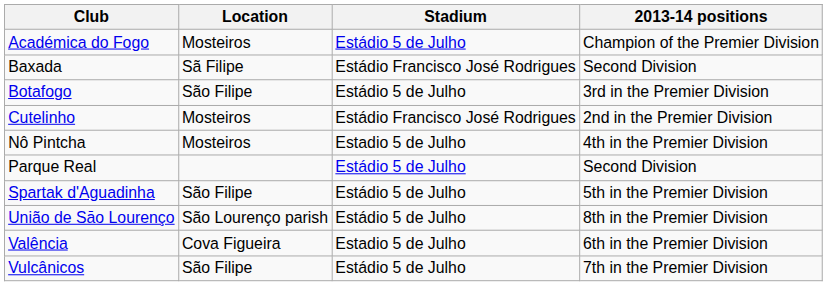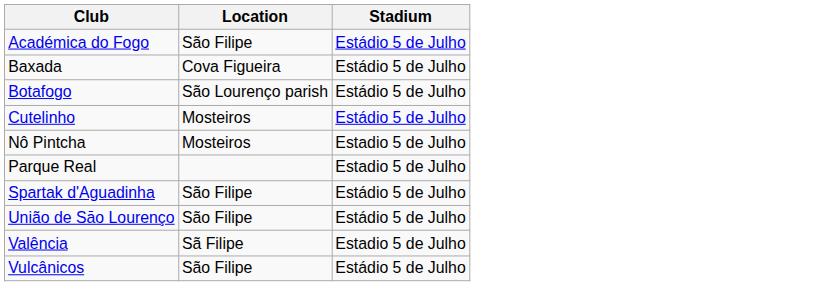- column: (701, 17)
(216, 42) Mosteiros -> (217, 42) São Filipe
(213, 67) Sã Filipe -> (231, 67) Cova Figueira
(456, 67) Estádio Francisco José Rodrigues -> (401, 67) Estádio 5 de Julho
(217, 92) São Filipe -> (255, 92) São Lourenço parish
(456, 117) Estádio Francisco José Rodrigues -> (401, 117) Estádio 5 de Julho
(401, 167) Estádio 5 de Julho -> (401, 167) Estadio 5 de Julho
(255, 218) São Lourenço parish -> (217, 218) São Filipe
(231, 243) Cova Figueira -> (213, 243) Sã Filipe
